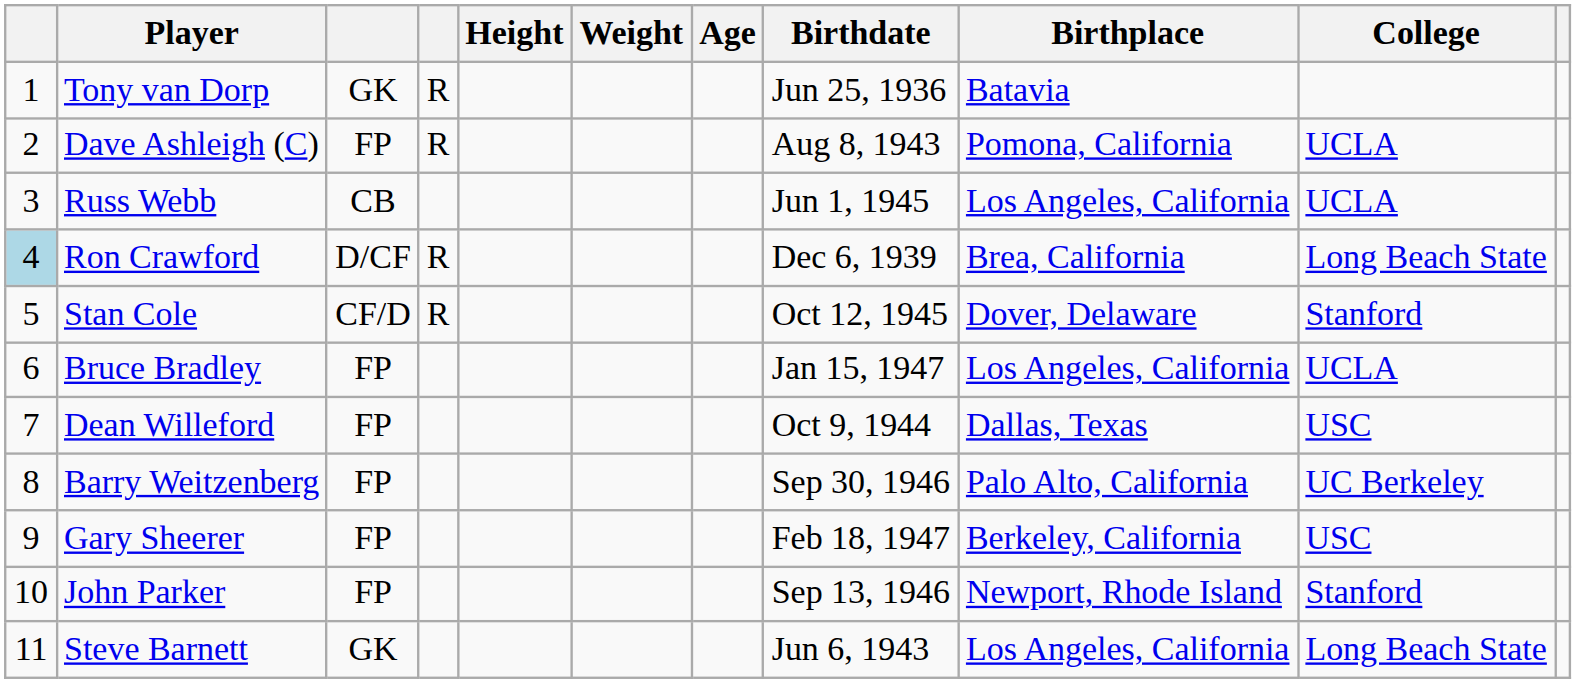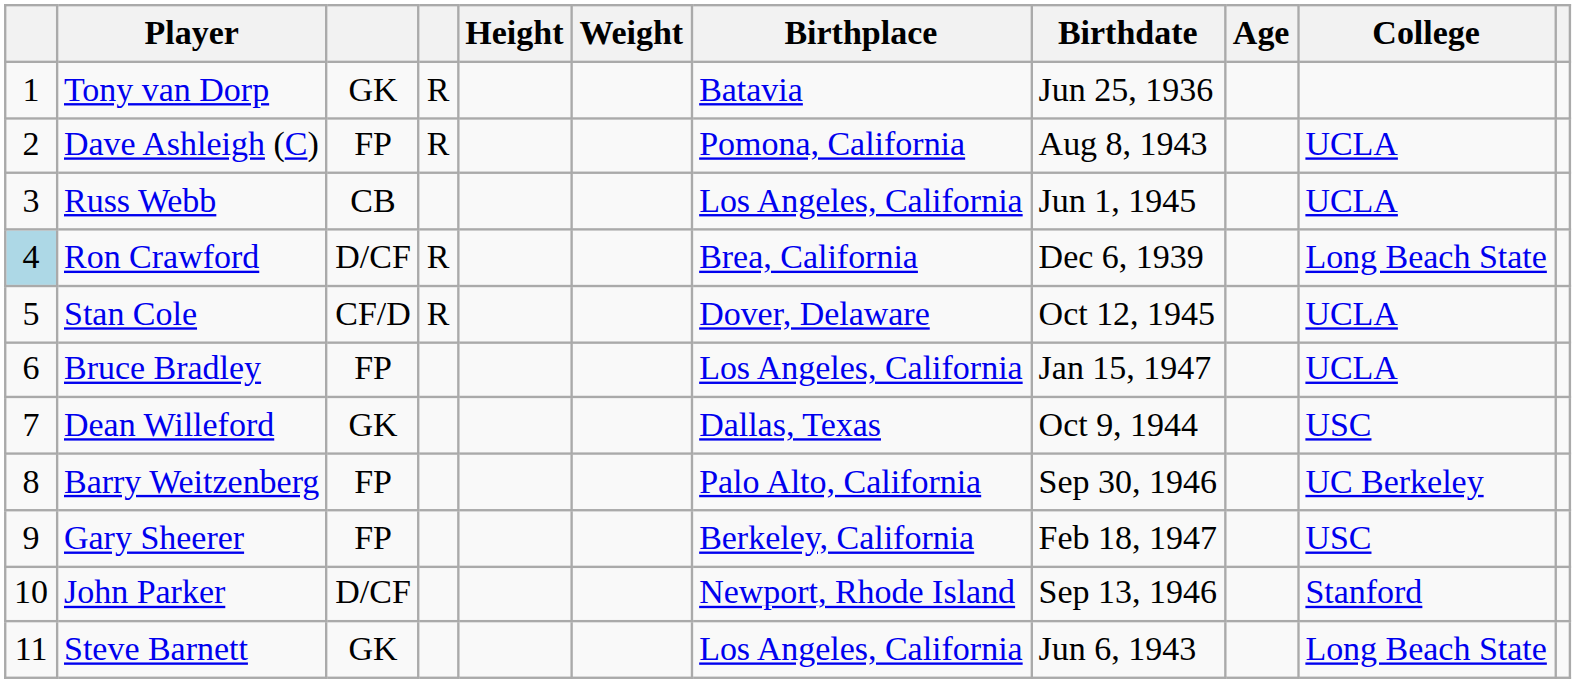columns swapped: (1128, 32) <-> (727, 32)
(1364, 313) Stanford -> (1352, 313) UCLA
(373, 425) FP -> (373, 425) GK
(373, 593) FP -> (373, 593) D/CF
